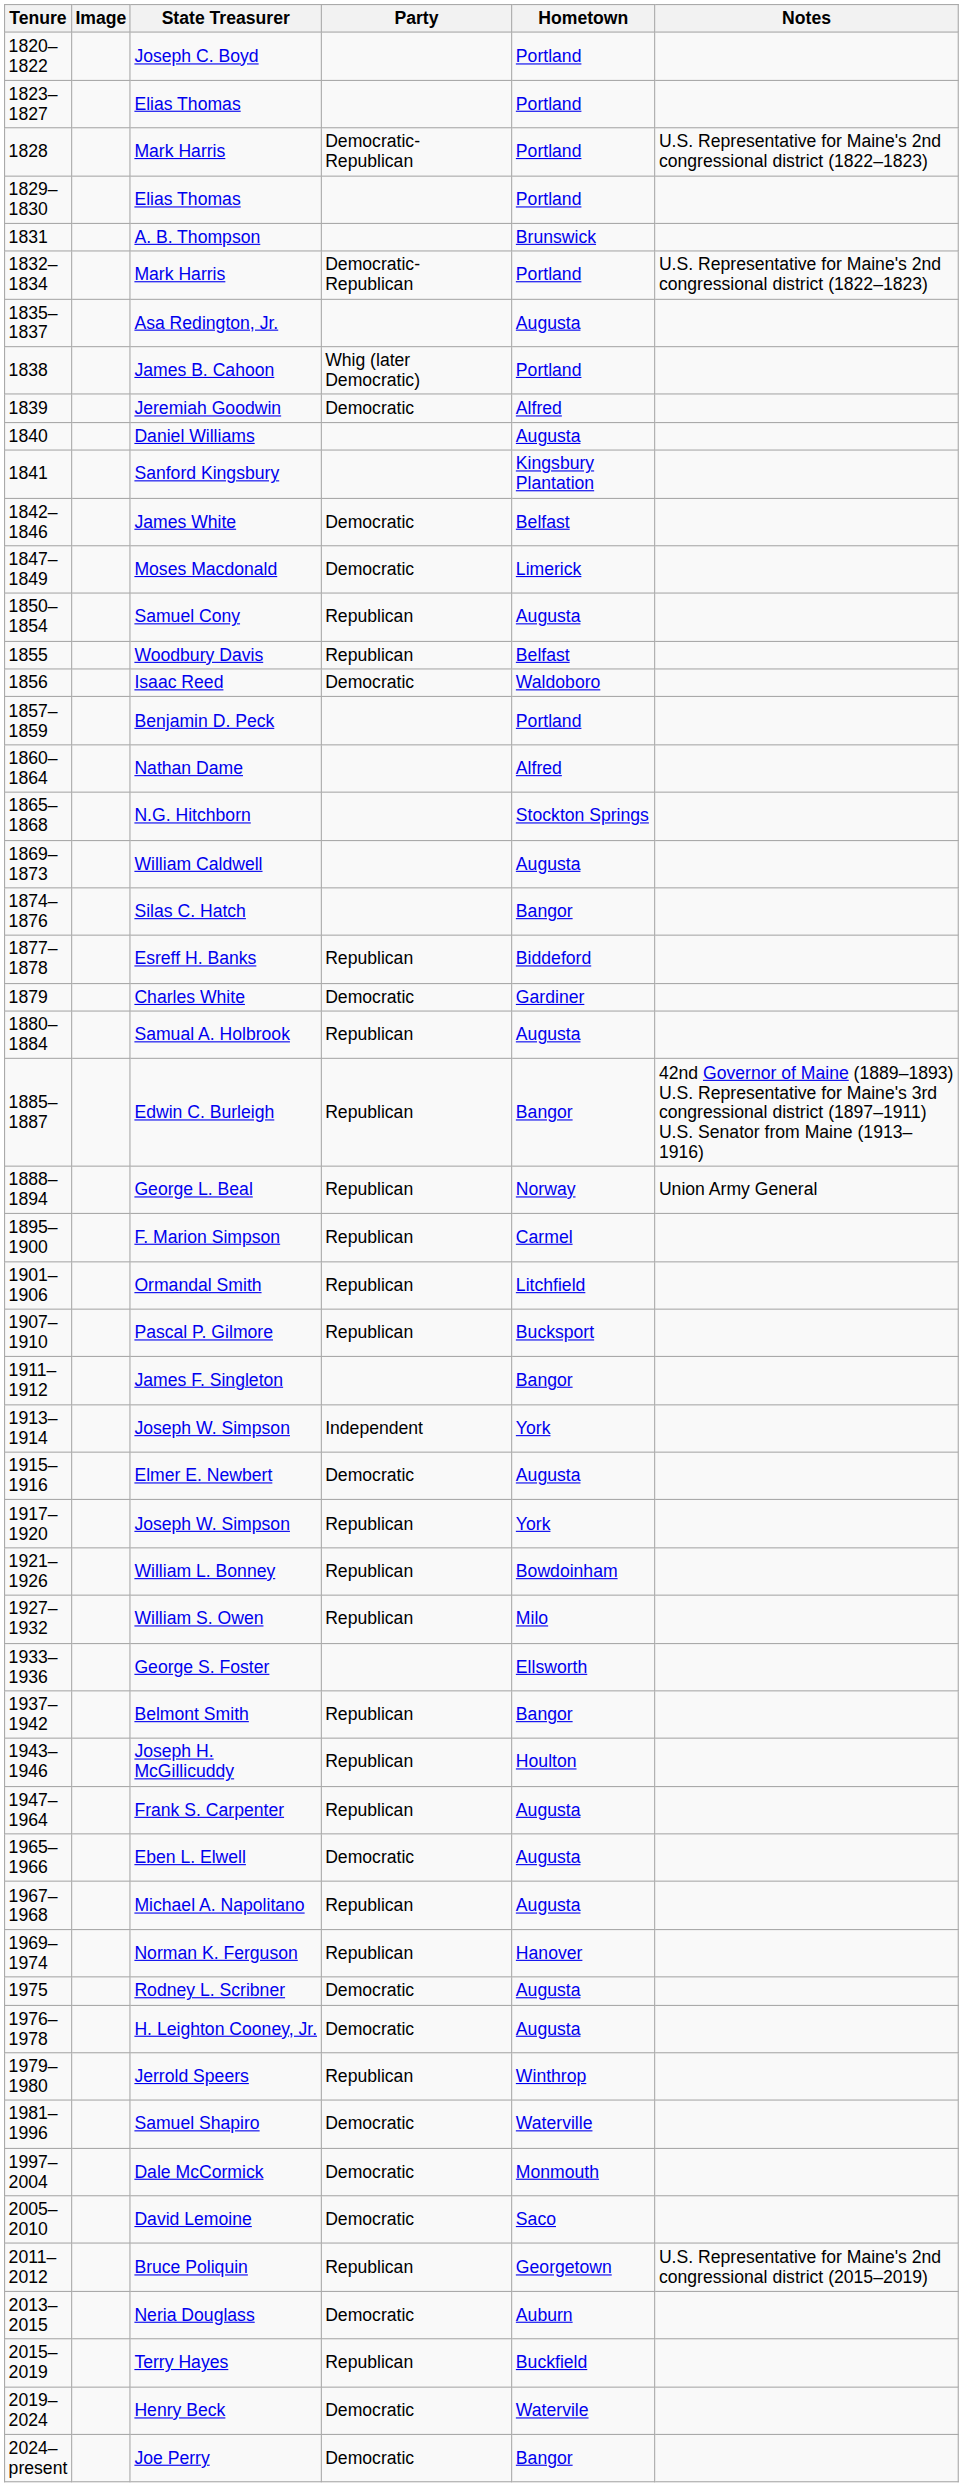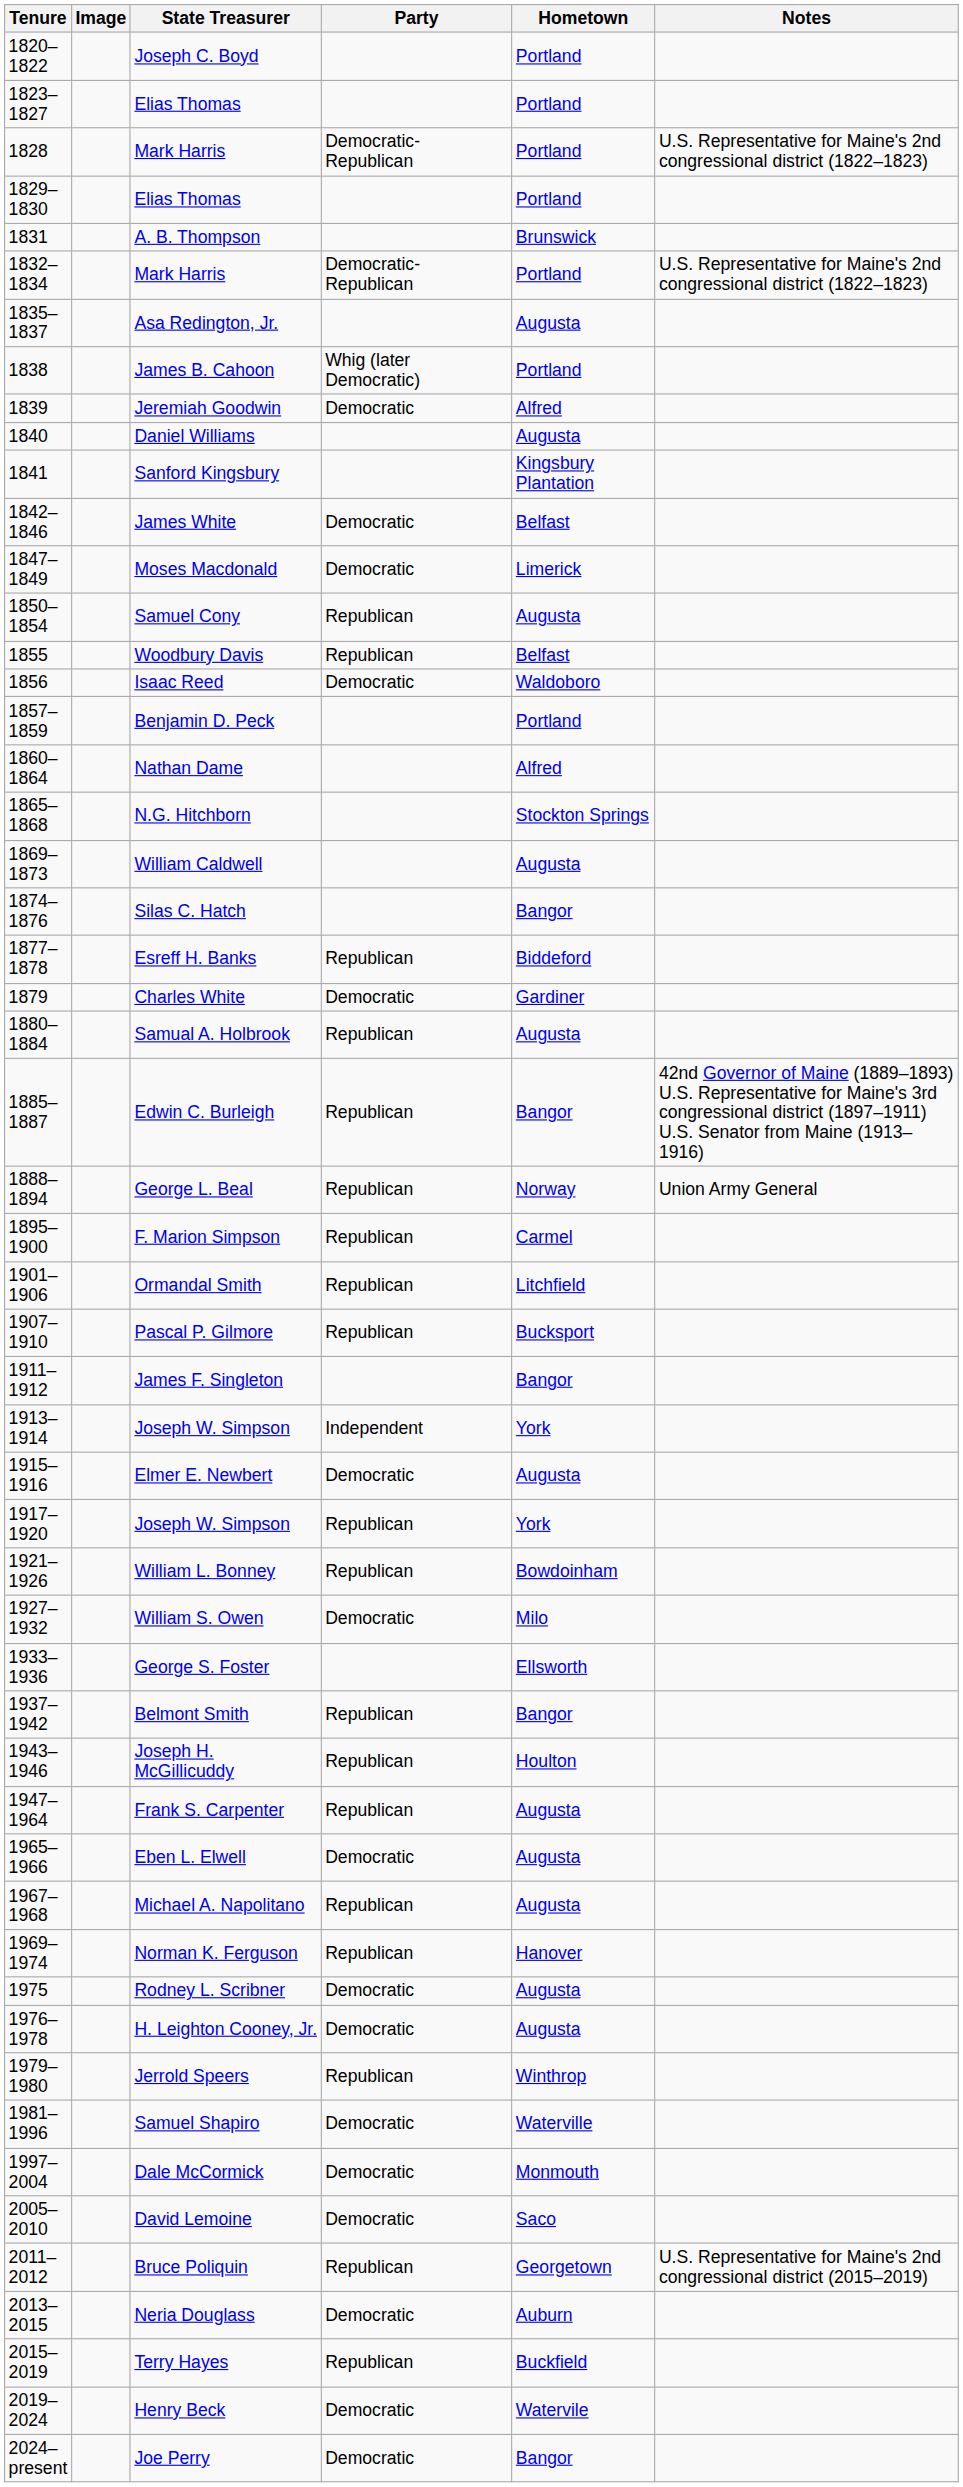(369, 1619) Republican -> (370, 1619) Democratic
